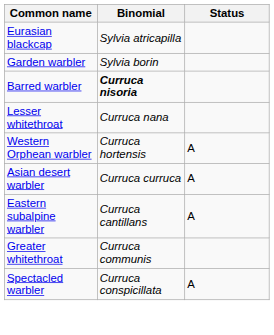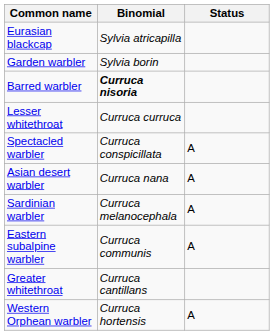(134, 117) Curruca nana -> (140, 117) Curruca curruca
rows swapped: (49, 148) <-> (35, 284)
(140, 179) Curruca curruca -> (134, 179) Curruca nana
+ row: (31, 209)
(123, 216) Curruca cantillans -> (126, 247) Curruca communis
(126, 253) Curruca communis -> (123, 284) Curruca cantillans
